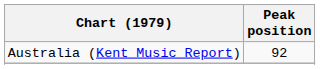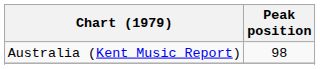(279, 53) 92 -> (279, 53) 98
